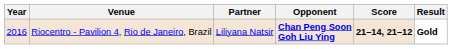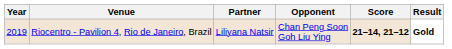(17, 32) 2016 -> (17, 32) 2019
(315, 32) bold -> (313, 32) normal
